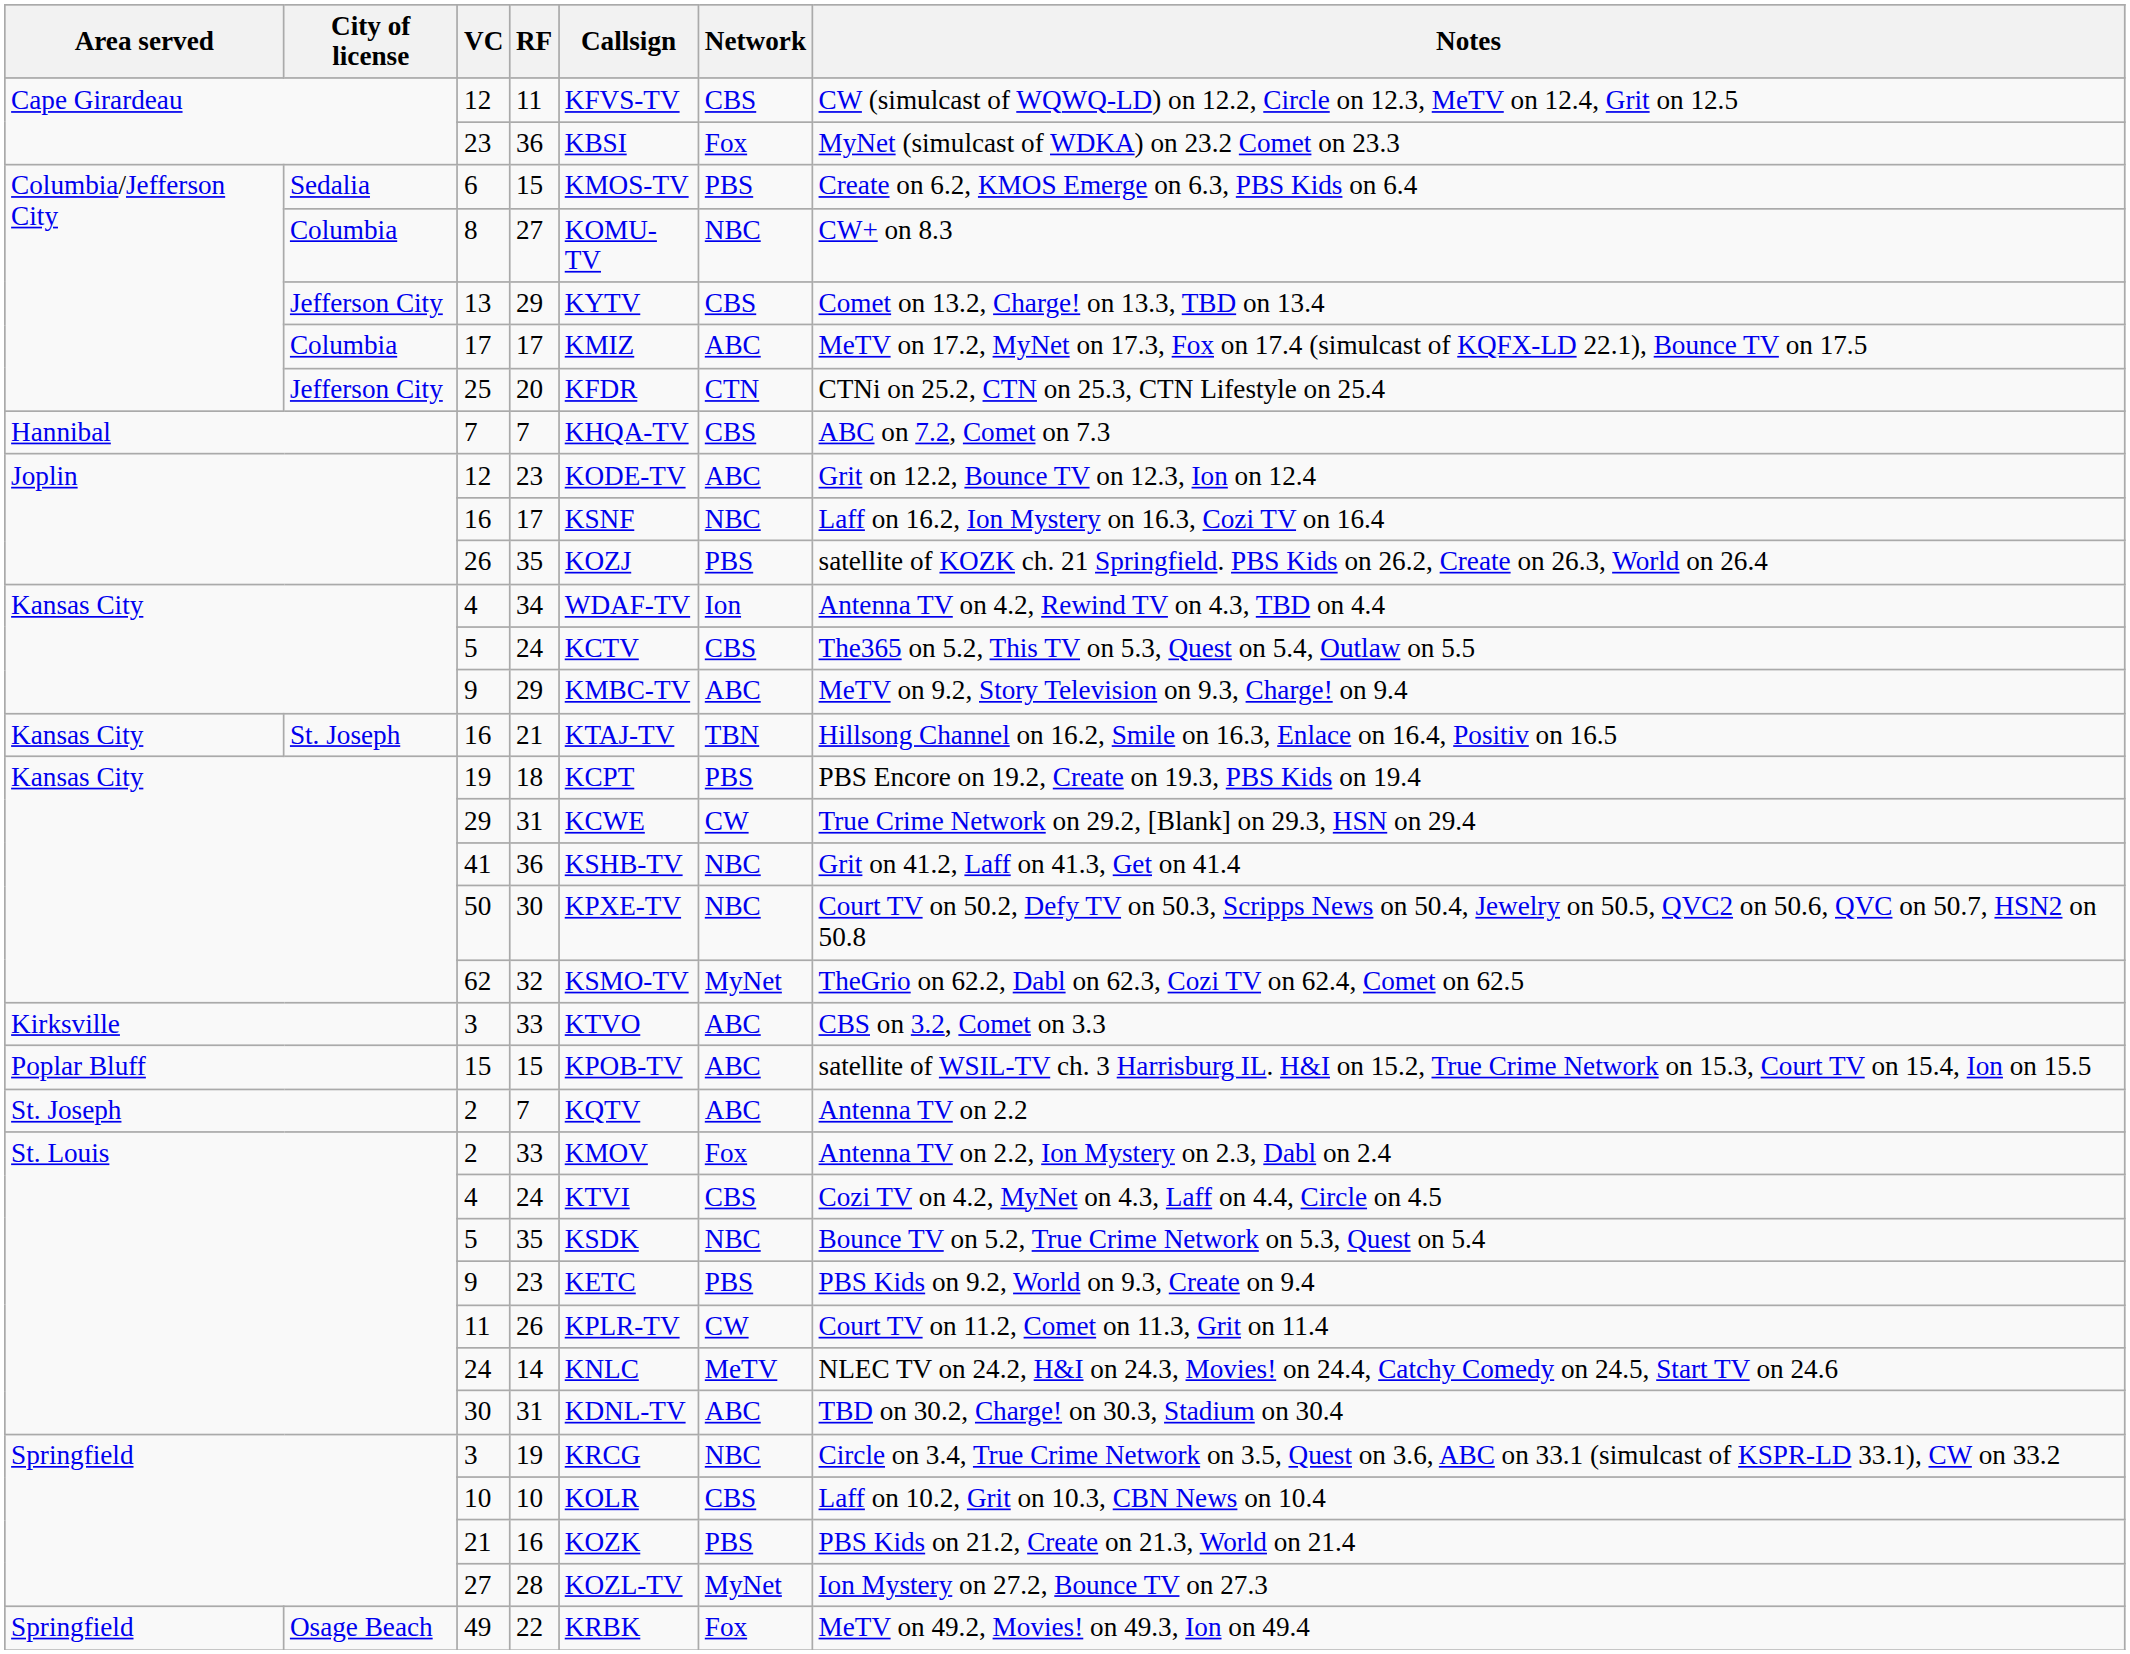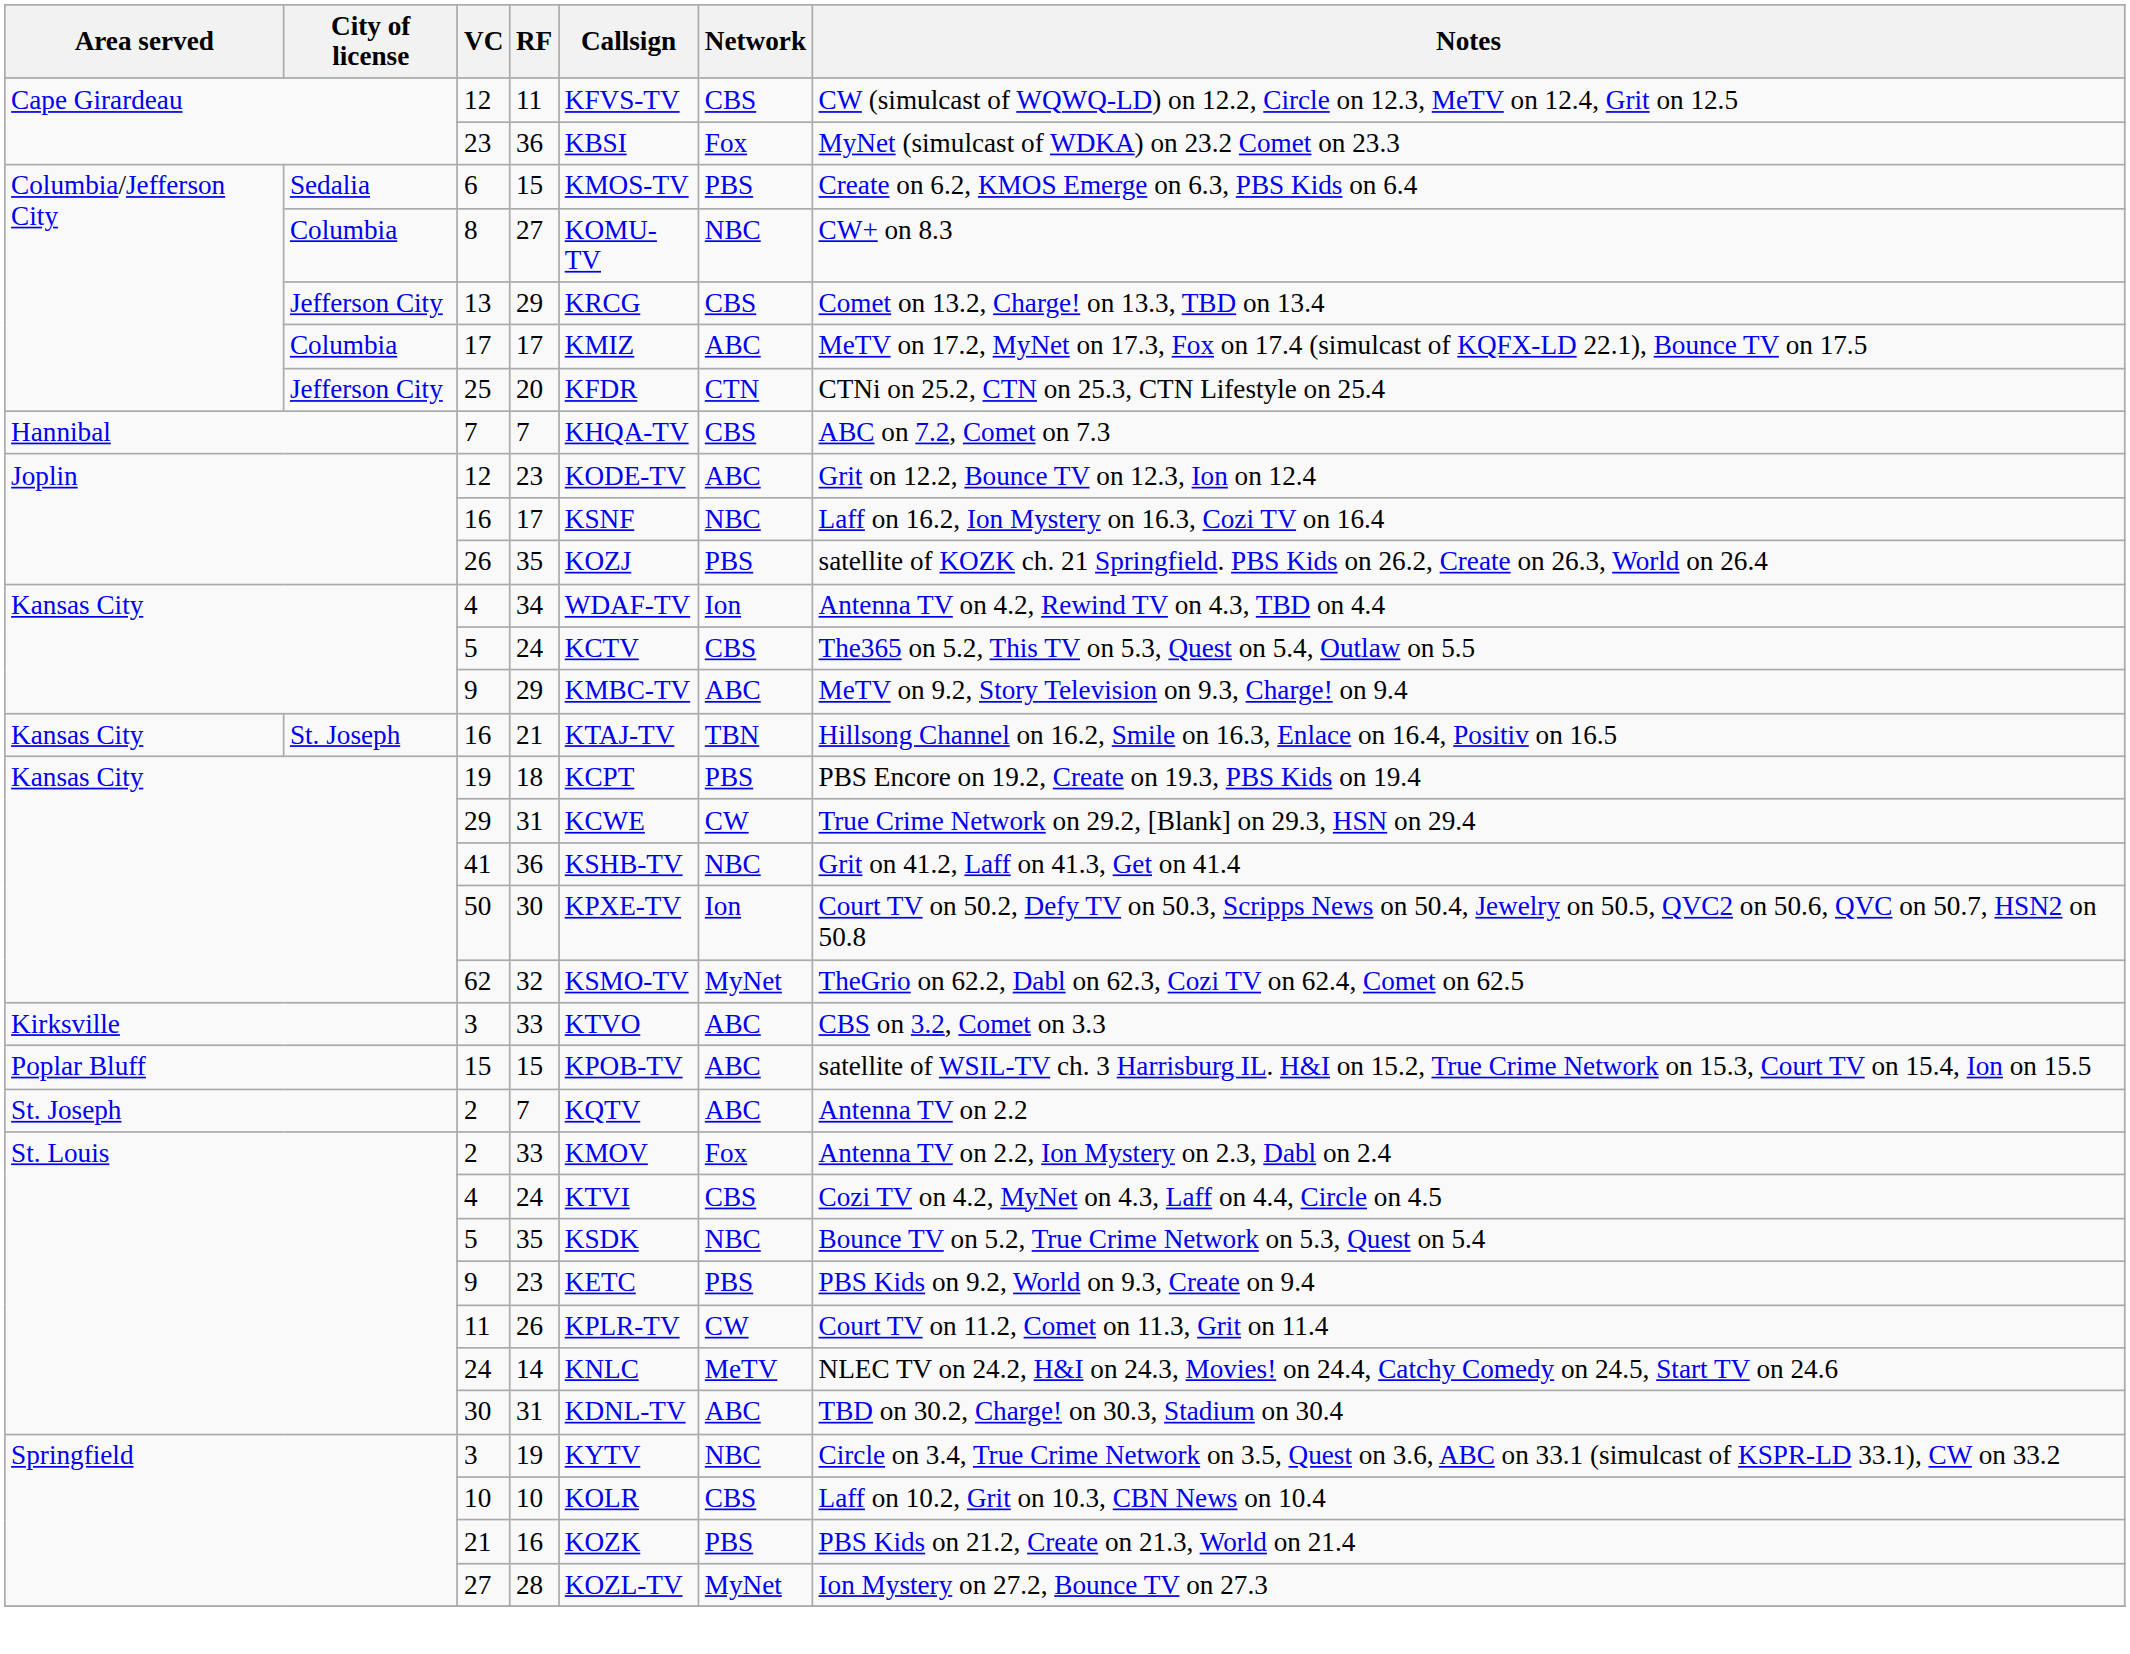(603, 302) KYTV -> (603, 302) KRCG
(733, 906) NBC -> (723, 906) Ion
(603, 1455) KRCG -> (603, 1455) KYTV
- row: (478, 1627)
